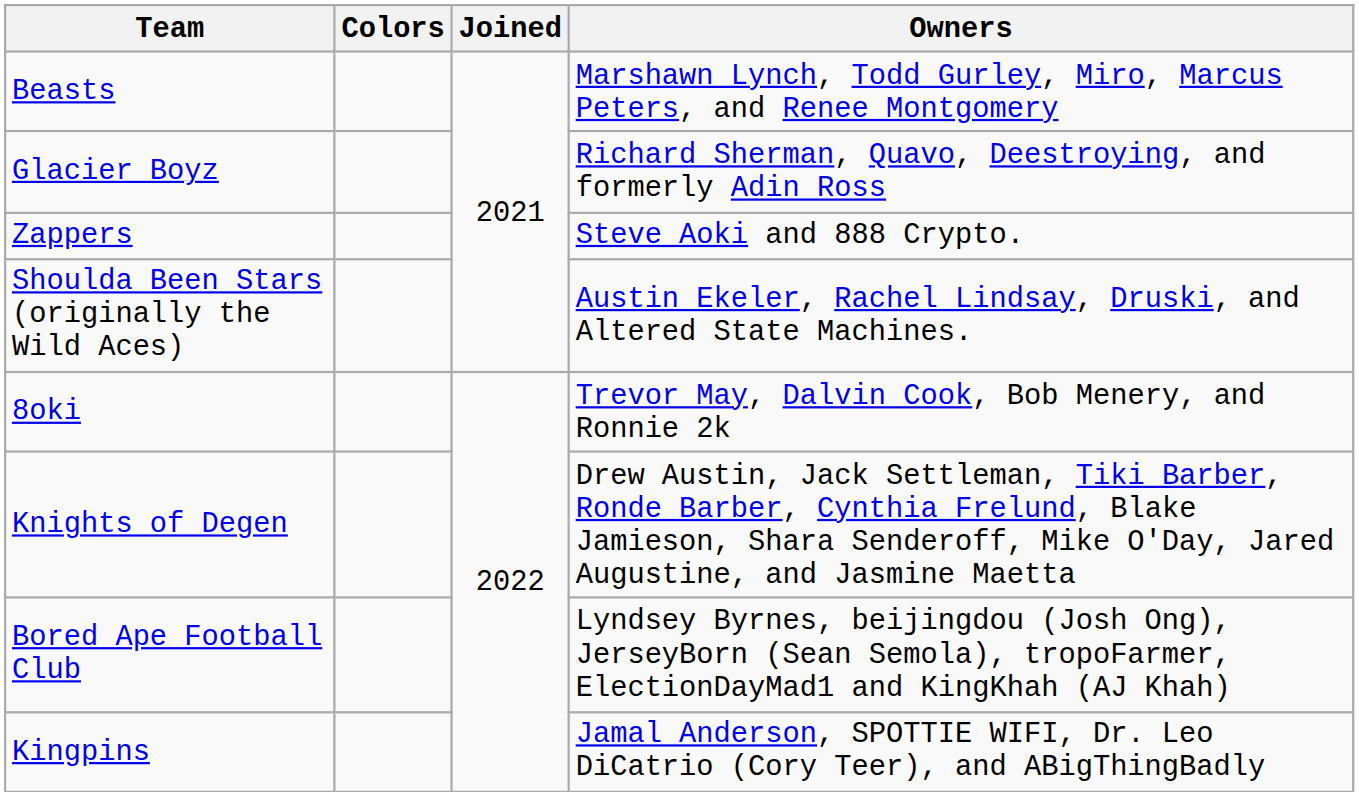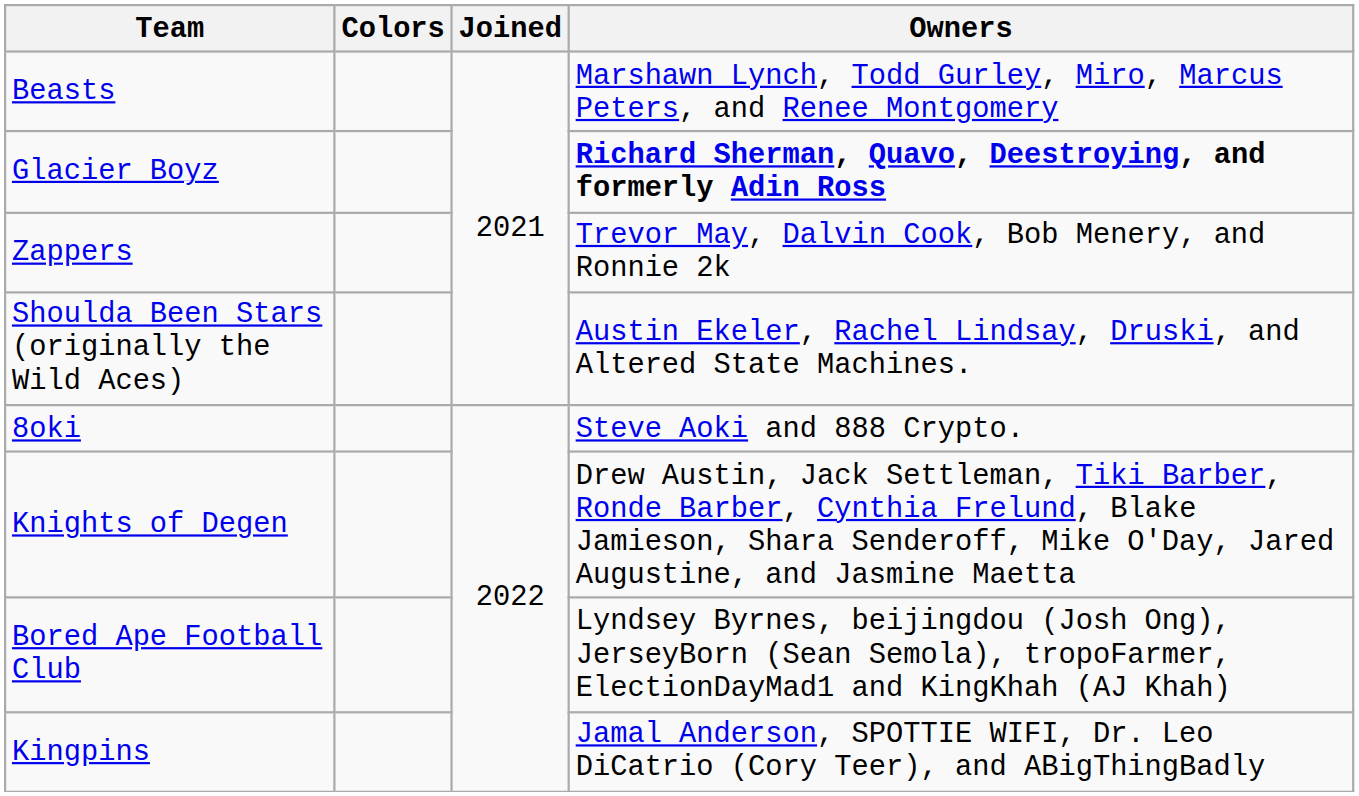(921, 172) normal -> (921, 172) bold
(800, 235) Steve Aoki and 888 Crypto. -> (921, 252) Trevor May, Dalvin Cook, Bob Menery, and Ronnie 2k
(921, 412) Trevor May, Dalvin Cook, Bob Menery, and Ronnie 2k -> (800, 428) Steve Aoki and 888 Crypto.
